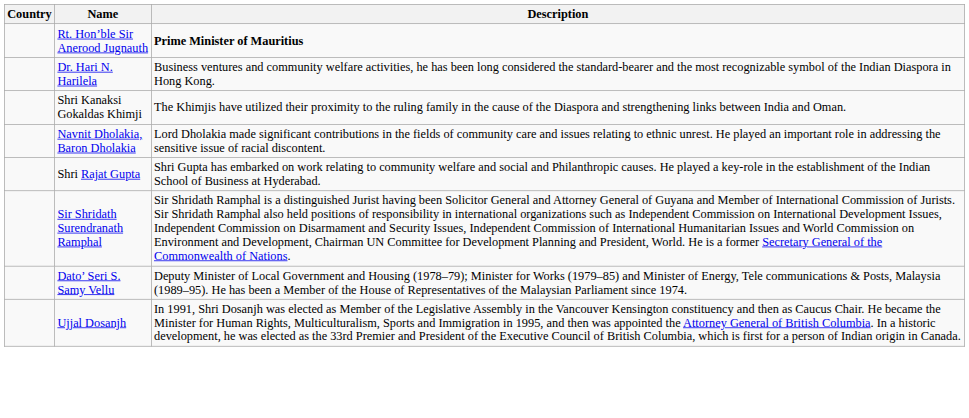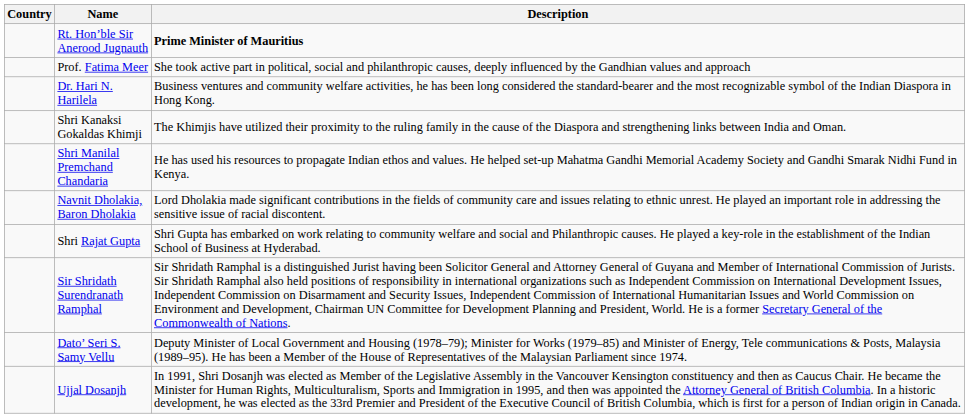+ row: (103, 67)
+ row: (88, 167)
